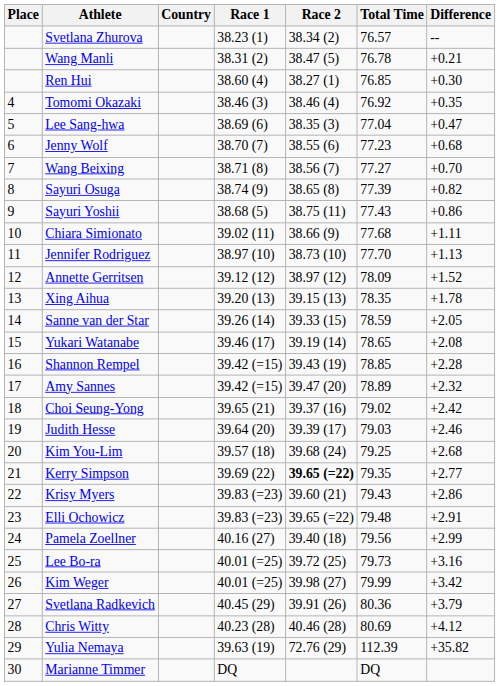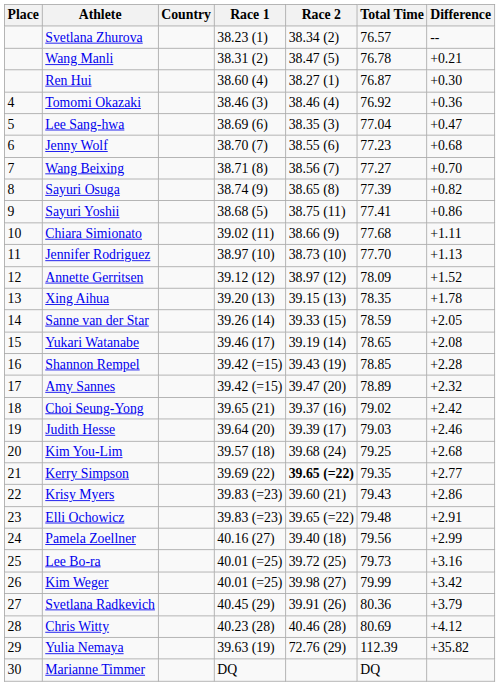(376, 80) 76.85 -> (376, 80) 76.87
(446, 102) +0.35 -> (446, 102) +0.36
(376, 211) 77.43 -> (376, 211) 77.41
